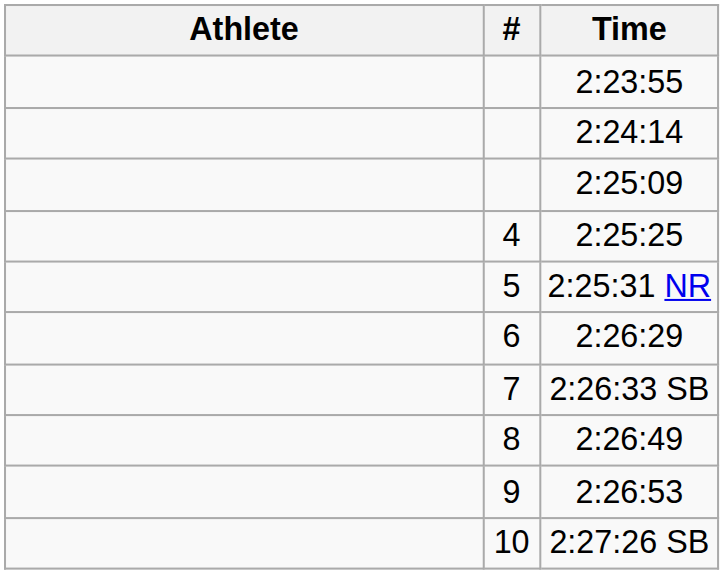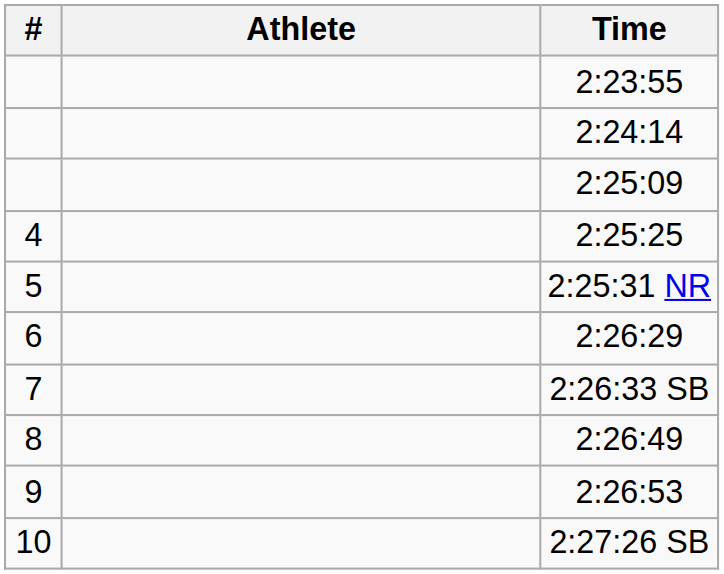columns swapped: (512, 30) <-> (244, 30)
